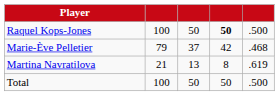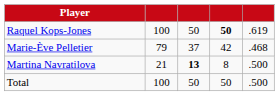(258, 30) .500 -> (258, 30) .619
(194, 64) normal -> (194, 64) bold
(258, 64) .619 -> (258, 64) .500
